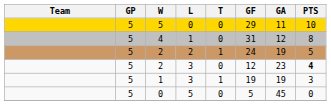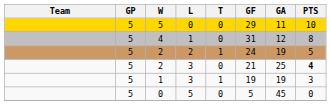(251, 66) 12 -> (251, 66) 21
(281, 66) 23 -> (281, 66) 25
